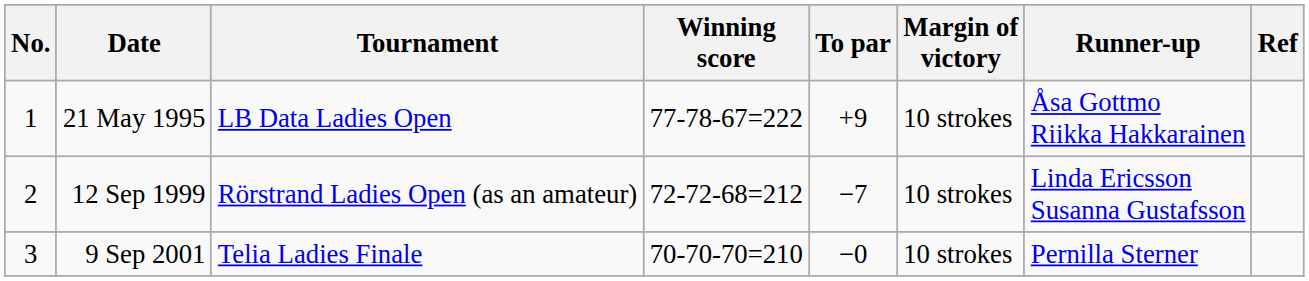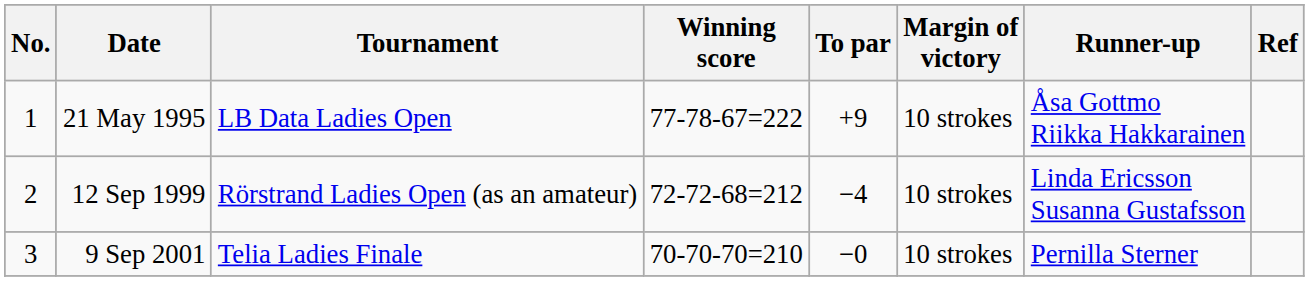(853, 194) −7 -> (853, 194) −4
